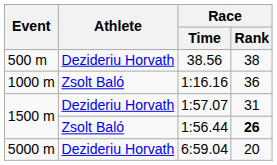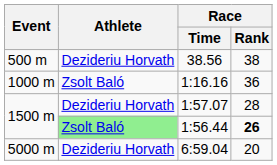(252, 105) 31 -> (252, 105) 28
(93, 128) no background -> (93, 128) lightgreen background
